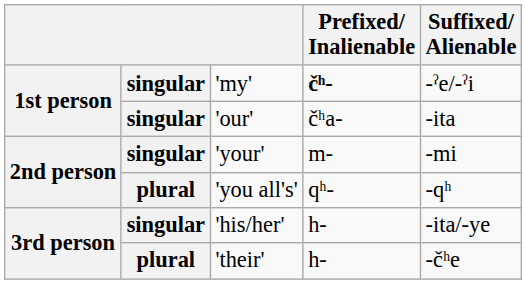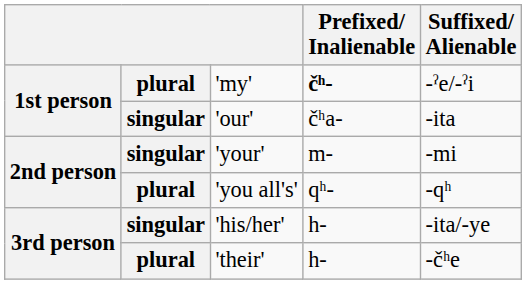(166, 82) singular -> (166, 82) plural
